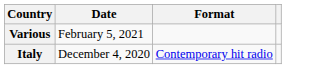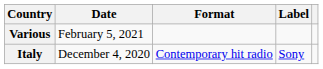+ column: (294, 14)
